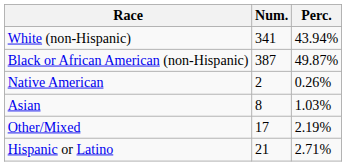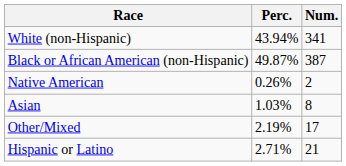columns swapped: (272, 15) <-> (316, 15)
